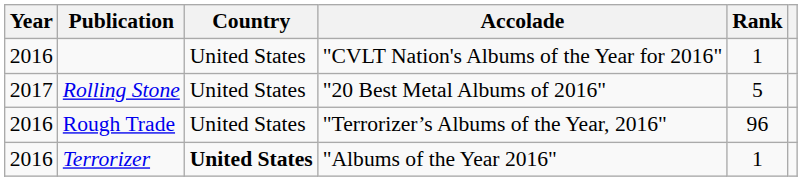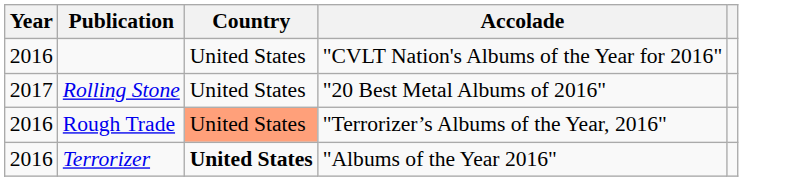- column: (757, 21)
(248, 124) no background -> (248, 124) lightsalmon background
